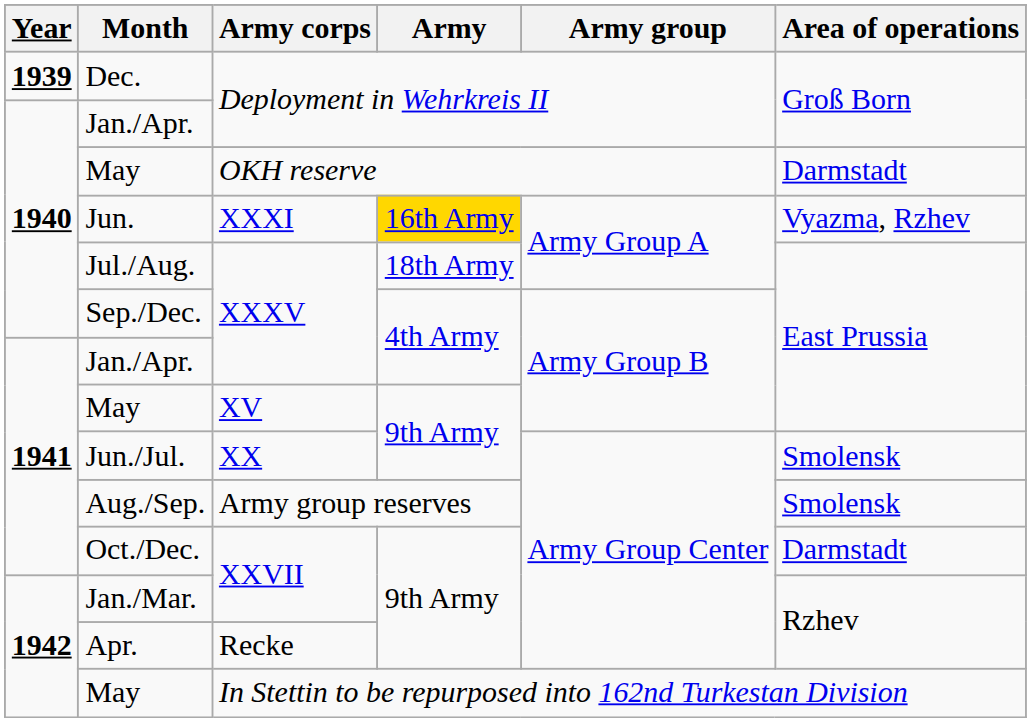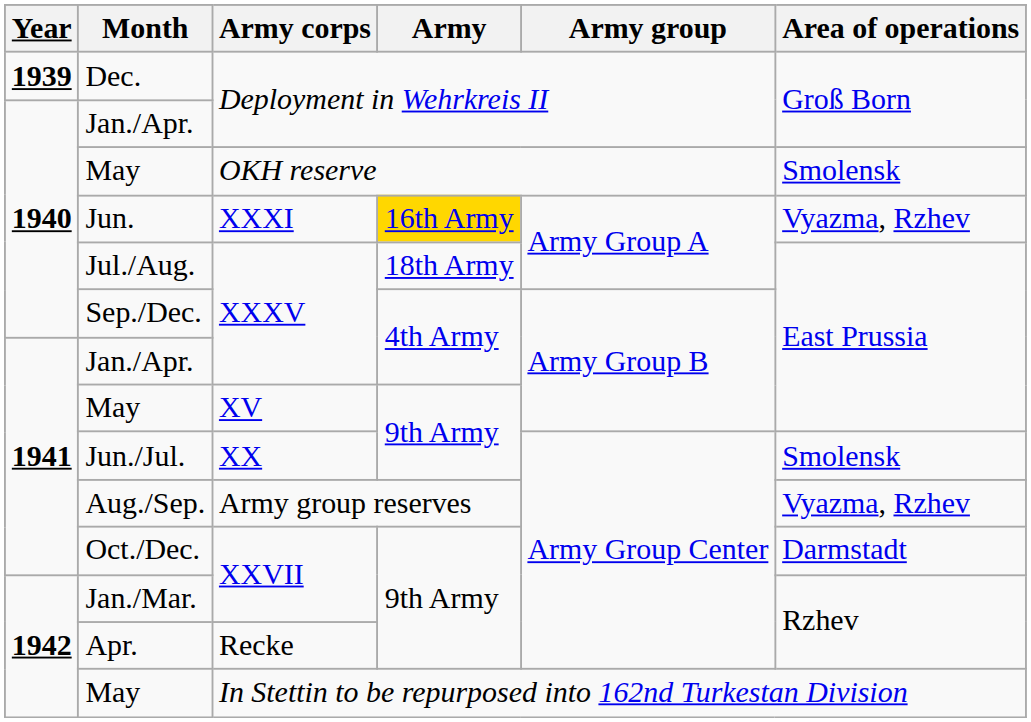(844, 170) Darmstadt -> (841, 170) Smolensk
(841, 502) Smolensk -> (876, 502) Vyazma, Rzhev
